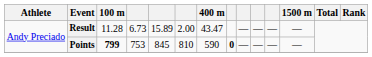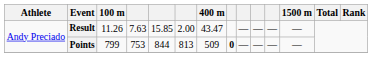(112, 29) 11.28 -> (112, 29) 11.26
(138, 29) 6.73 -> (138, 29) 7.63
(162, 29) 15.89 -> (162, 29) 15.85
(112, 45) bold -> (112, 45) normal
(162, 45) 845 -> (162, 45) 844
(186, 45) 810 -> (186, 45) 813
(212, 45) 590 -> (212, 45) 509
